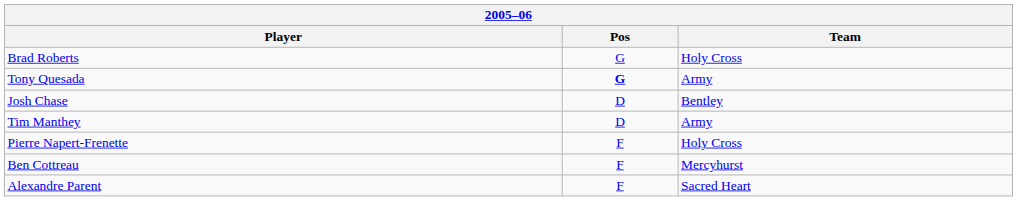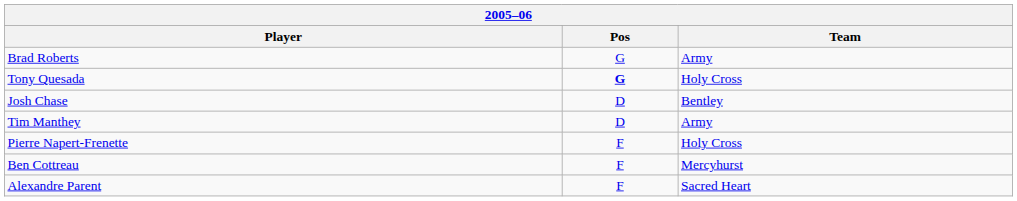(711, 57) Holy Cross -> (697, 57) Army
(697, 79) Army -> (711, 79) Holy Cross
